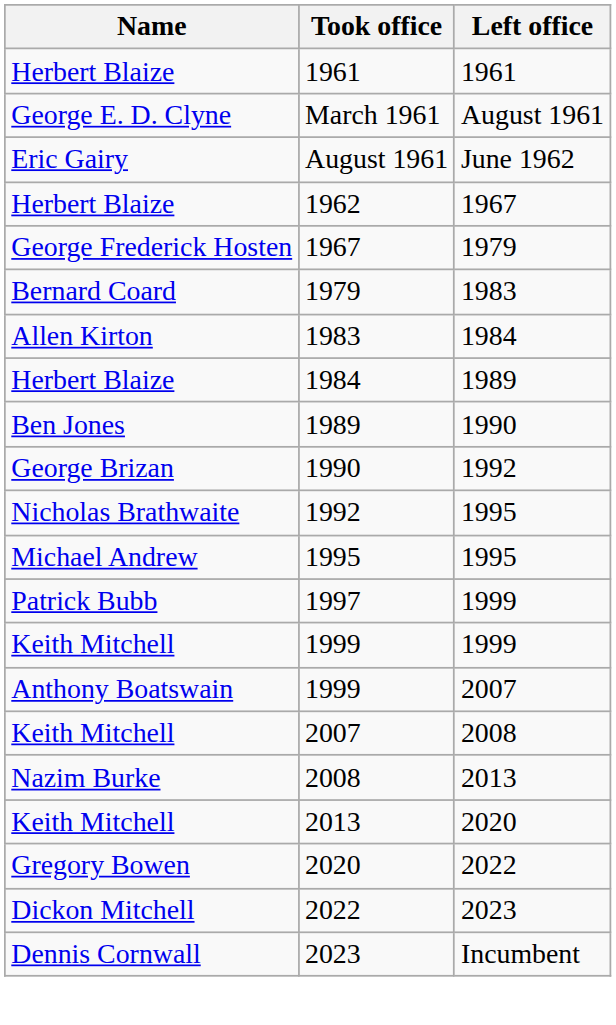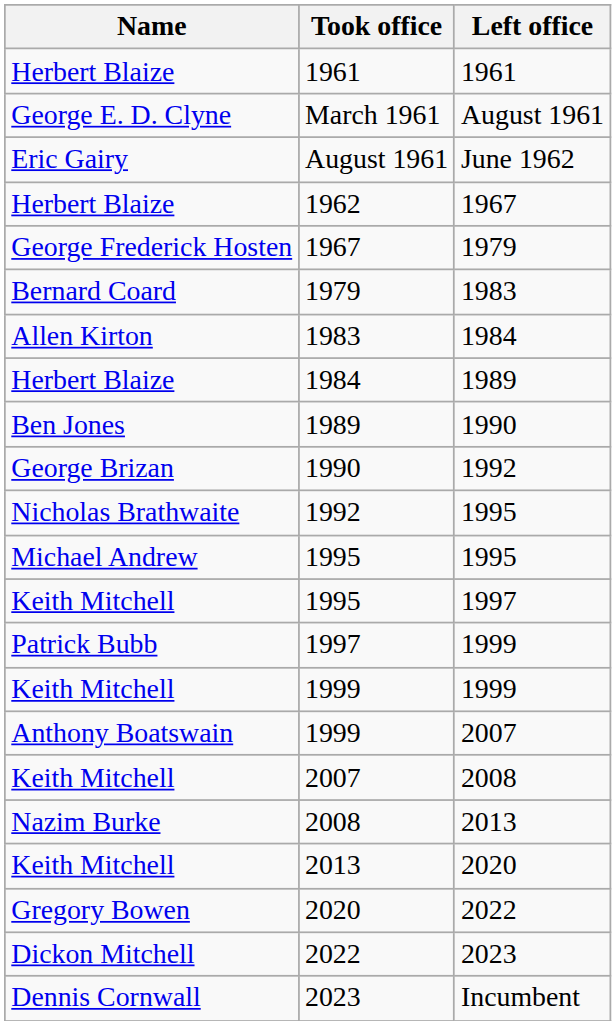+ row: (333, 600)
